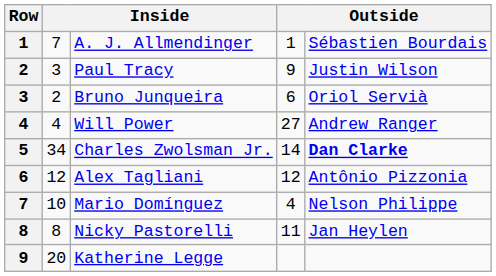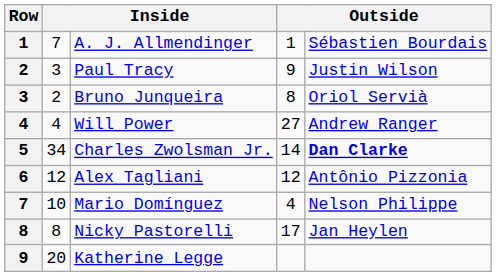(291, 99) 6 -> (291, 99) 8
(291, 232) 11 -> (291, 232) 17
